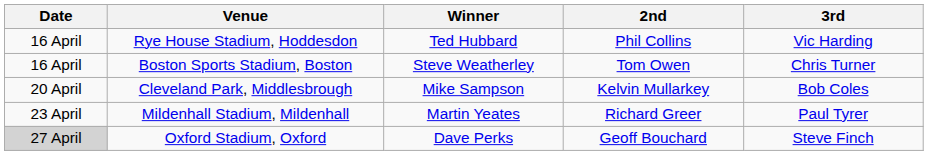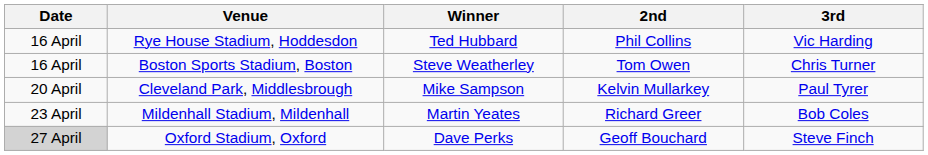(833, 89) Bob Coles -> (833, 89) Paul Tyrer
(833, 114) Paul Tyrer -> (833, 114) Bob Coles
